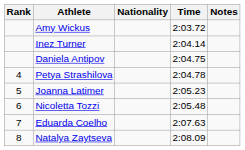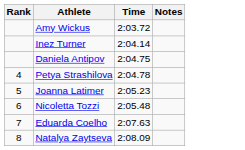- column: (143, 12)
